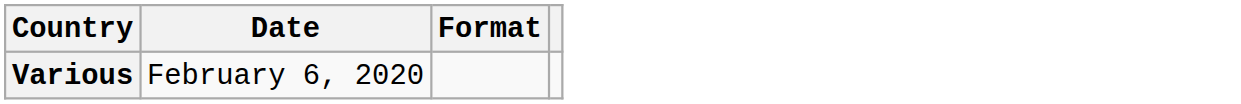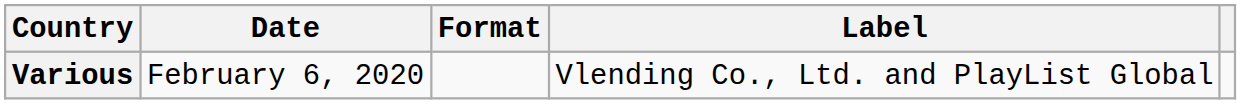+ column: (885, 29)
